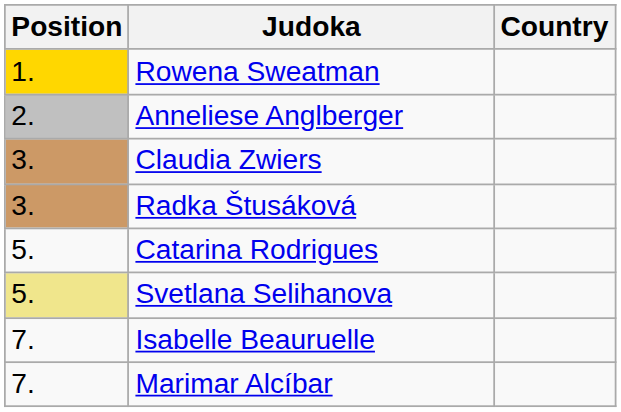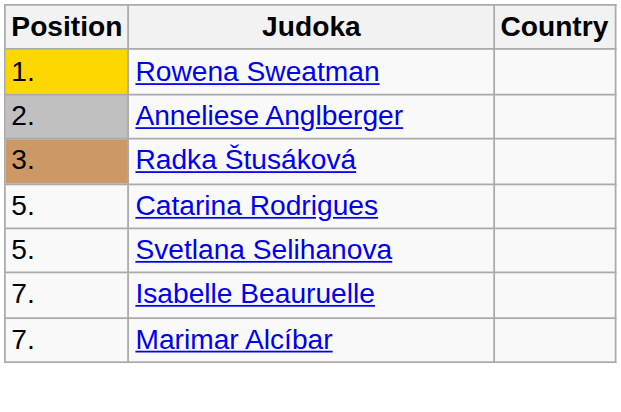- row: (229, 160)
(23, 294) khaki background -> (23, 250) no background
